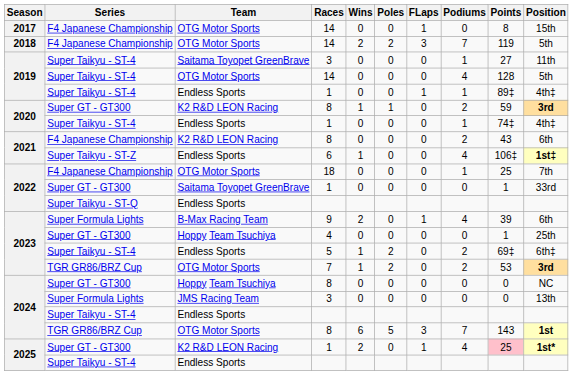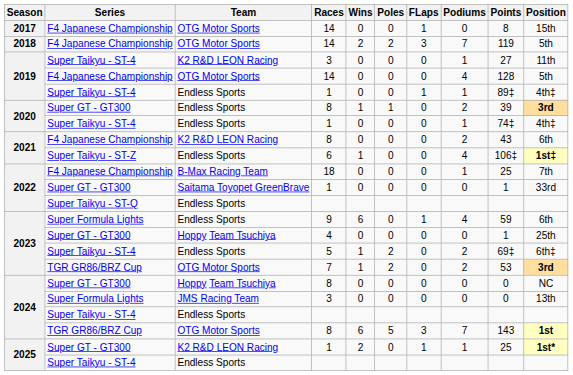(243, 60) Saitama Toyopet GreenBrave -> (228, 60) K2 R&D LEON Racing
(91, 76) Super Taikyu - ST-4 -> (110, 76) F4 Japanese Championship
(228, 108) K2 R&D LEON Racing -> (211, 108) Endless Sports
(506, 108) 59 -> (506, 108) 39
(219, 172) OTG Motor Sports -> (223, 172) B-Max Racing Team
(223, 220) B-Max Racing Team -> (211, 220) Endless Sports
(361, 220) 2 -> (361, 220) 6
(506, 220) 39 -> (506, 220) 59
(465, 347) 4 -> (465, 347) 1
(506, 347) pink background -> (506, 347) no background
